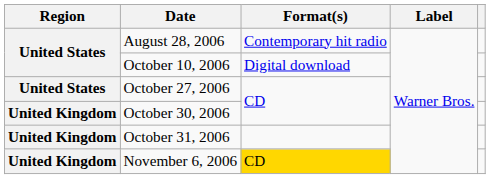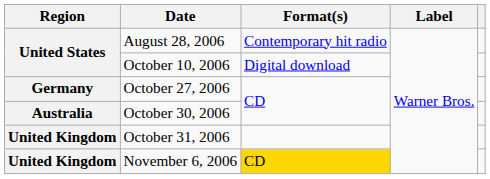(62, 88) United States -> (62, 88) Germany
(62, 112) United Kingdom -> (62, 112) Australia
